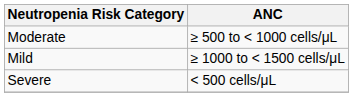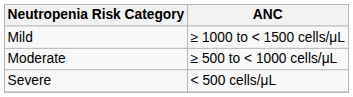rows swapped: (20, 59) <-> (37, 37)
